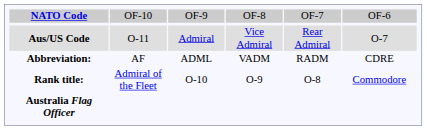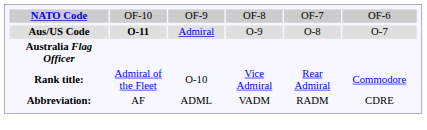(138, 38) normal -> (138, 32) bold
(254, 38) Vice Admiral -> (254, 32) O-9
(312, 38) Rear Admiral -> (312, 32) O-8
rows swapped: (59, 106) <-> (59, 59)
(254, 79) O-9 -> (254, 79) Vice Admiral
(312, 79) O-8 -> (312, 79) Rear Admiral
